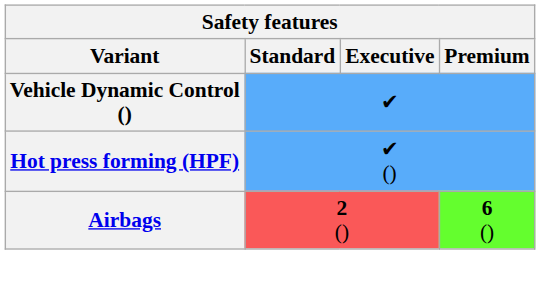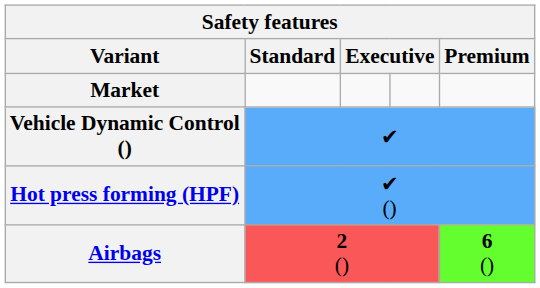+ row: (125, 89)
